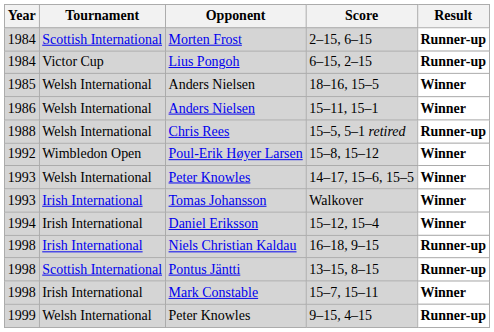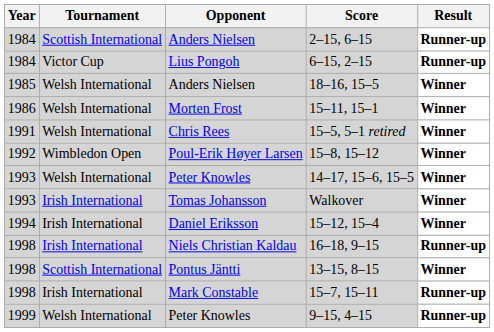(205, 39) Morten Frost -> (212, 39) Anders Nielsen
(212, 108) Anders Nielsen -> (205, 108) Morten Frost
(22, 131) 1988 -> (22, 131) 1991
(453, 131) Runner-up -> (443, 131) Winner
(453, 269) Runner-up -> (443, 269) Winner
(443, 292) Winner -> (453, 292) Runner-up
